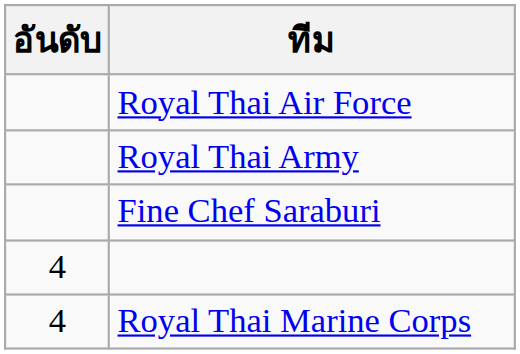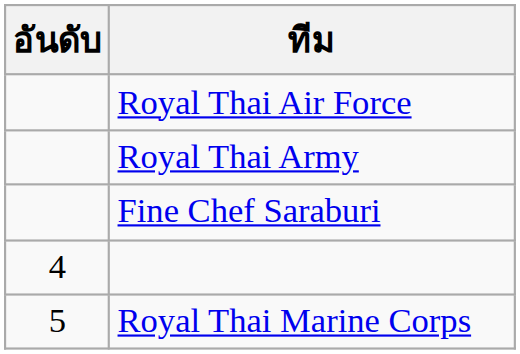(57, 321) 4 -> (57, 321) 5
